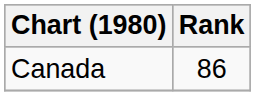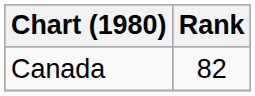(212, 68) 86 -> (212, 68) 82
